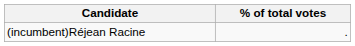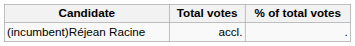+ column: (207, 13)
